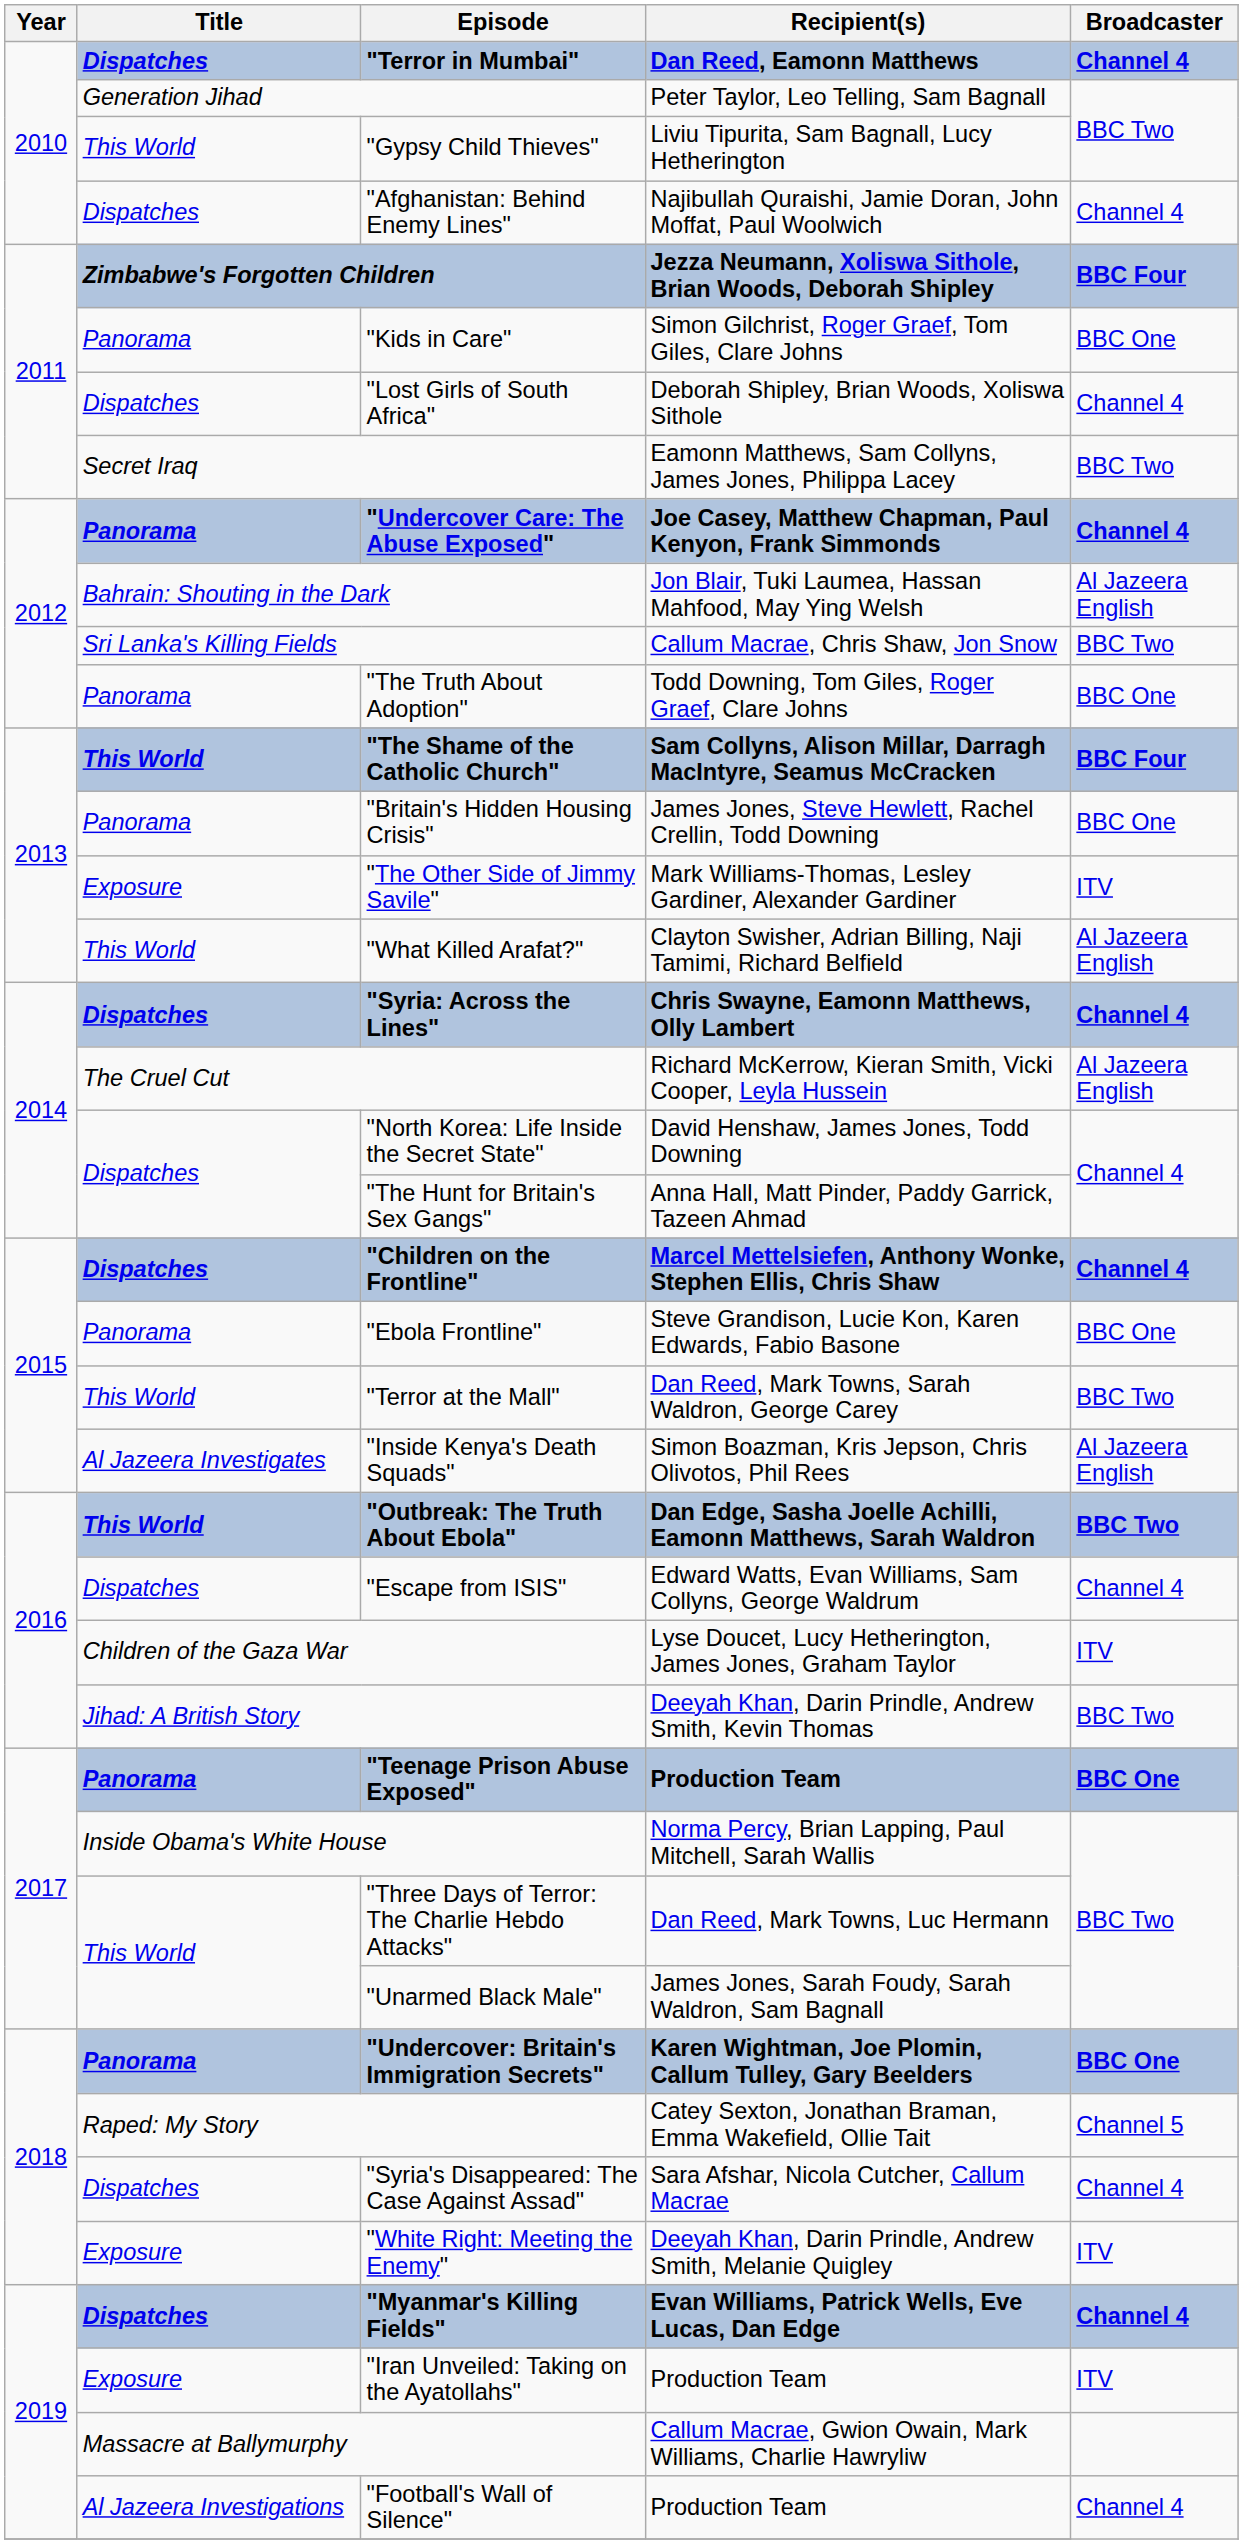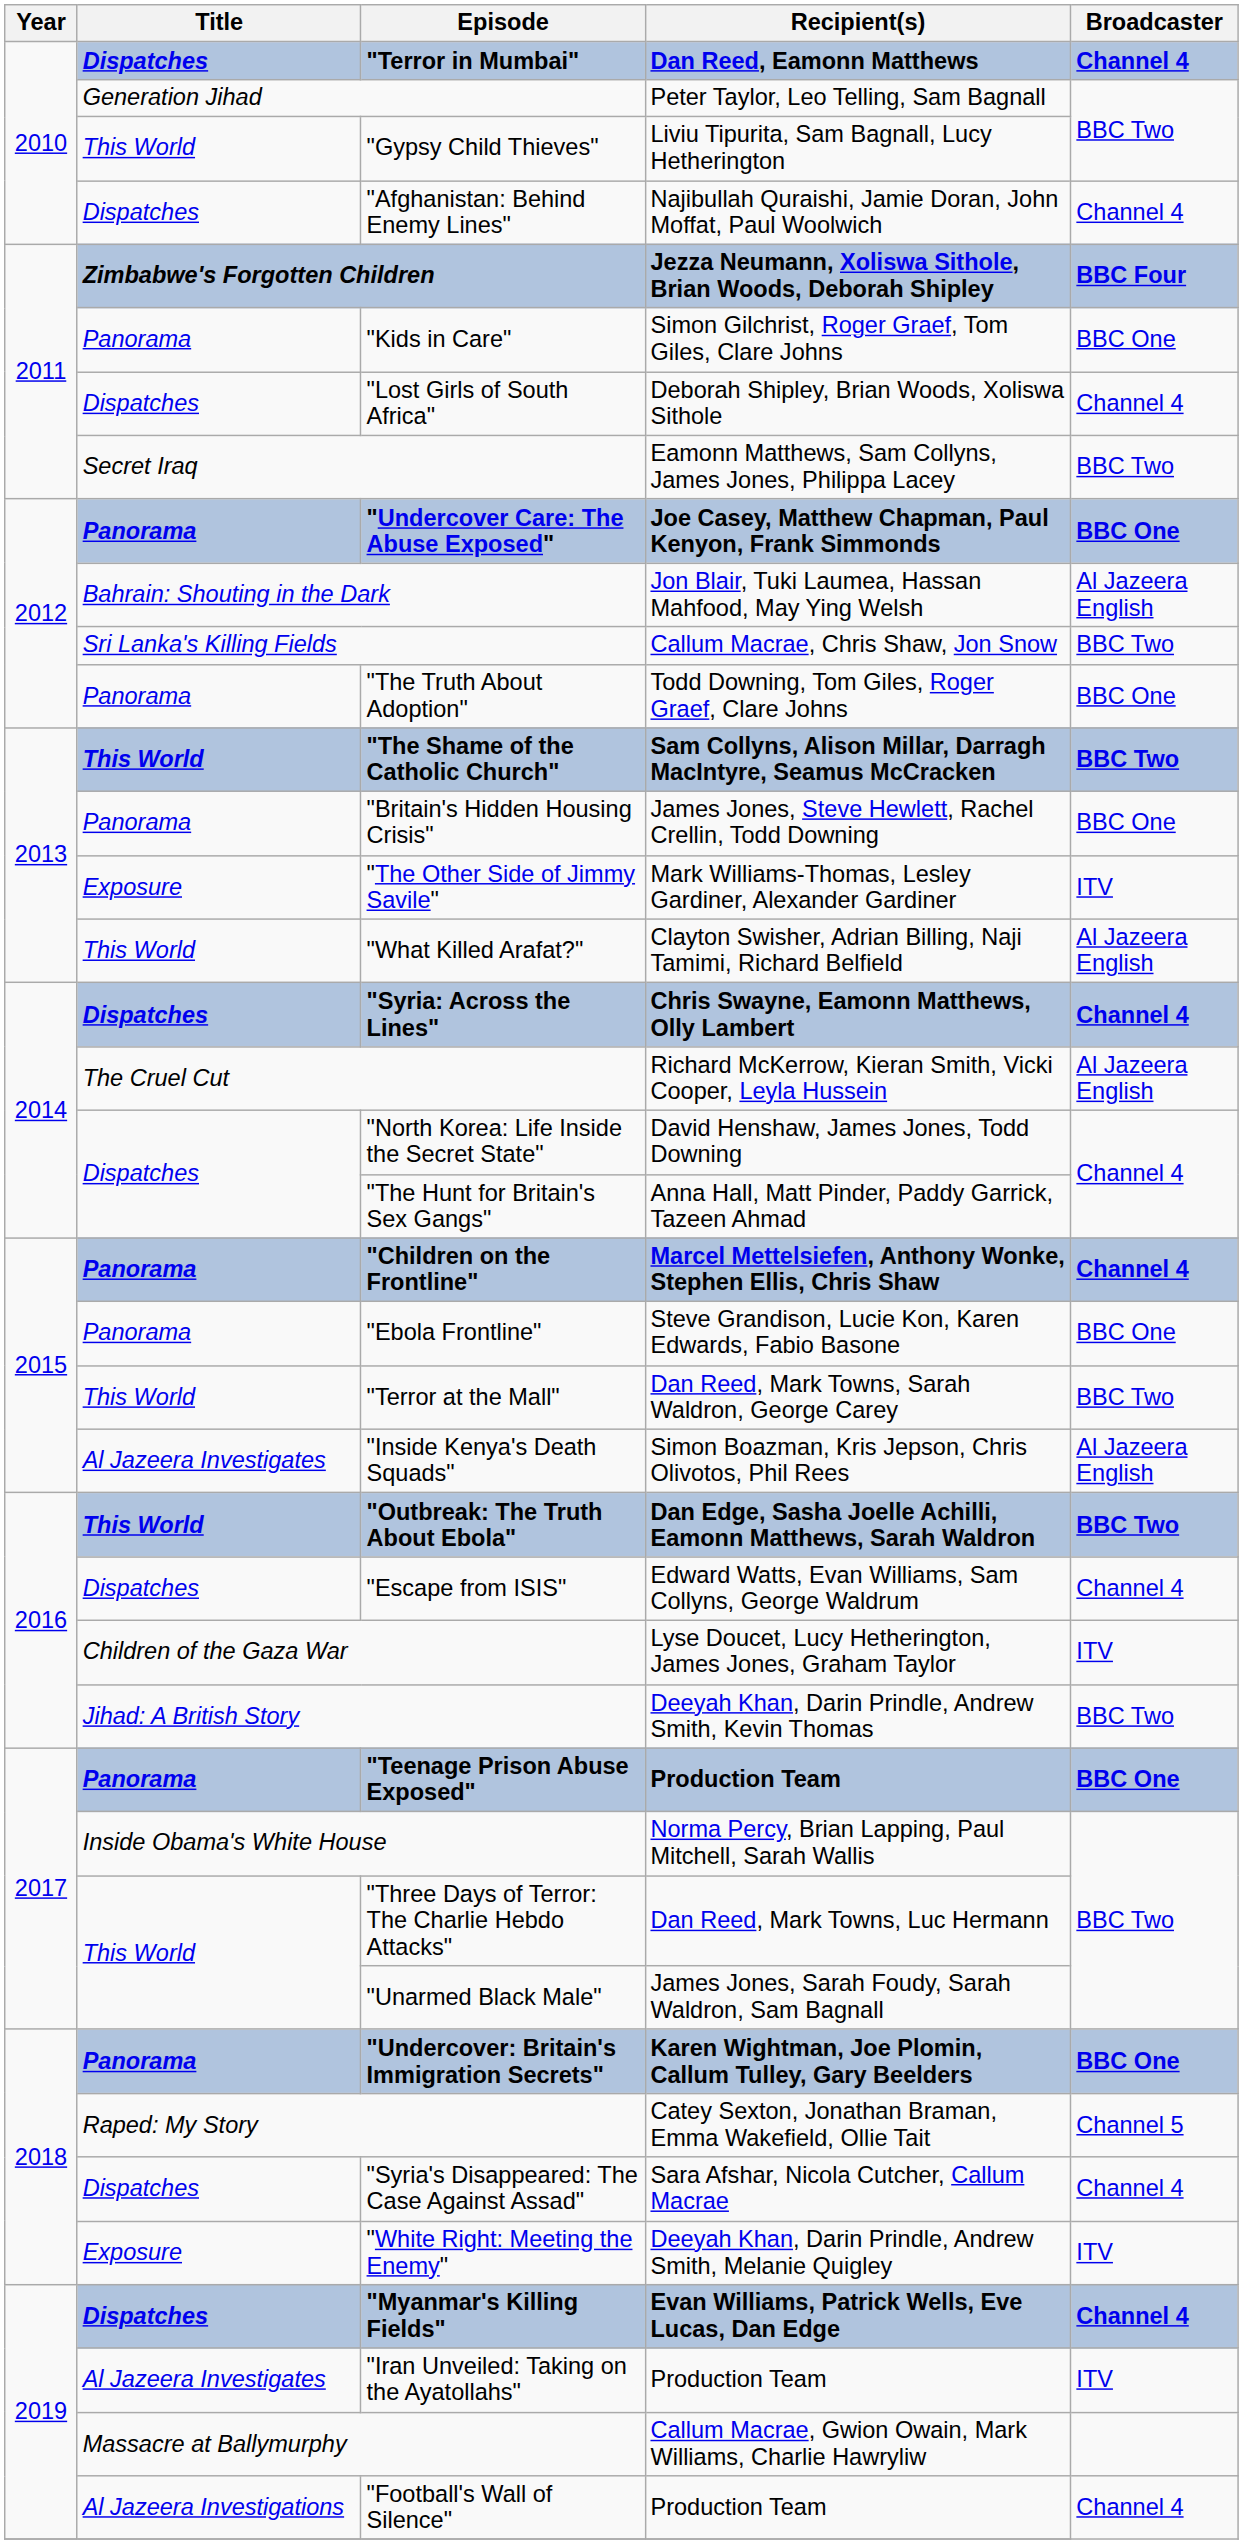(1133, 530) Channel 4 -> (1128, 530) BBC One
(1131, 759) BBC Four -> (1128, 759) BBC Two
(145, 1269) Dispatches -> (140, 1269) Panorama
(132, 2379) Exposure -> (204, 2379) Al Jazeera Investigates
